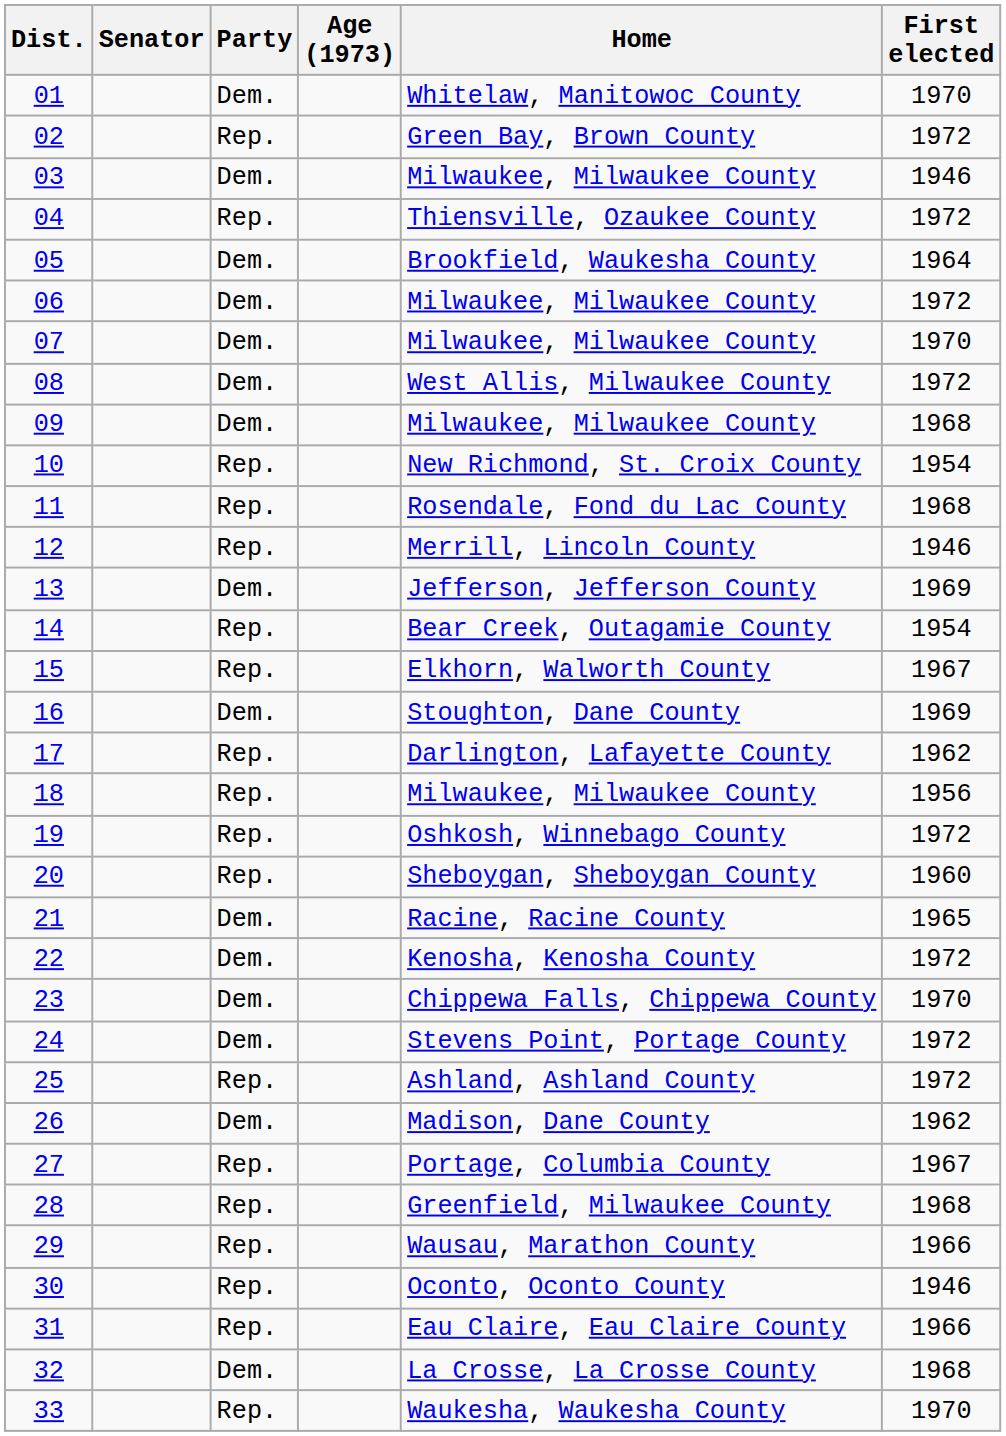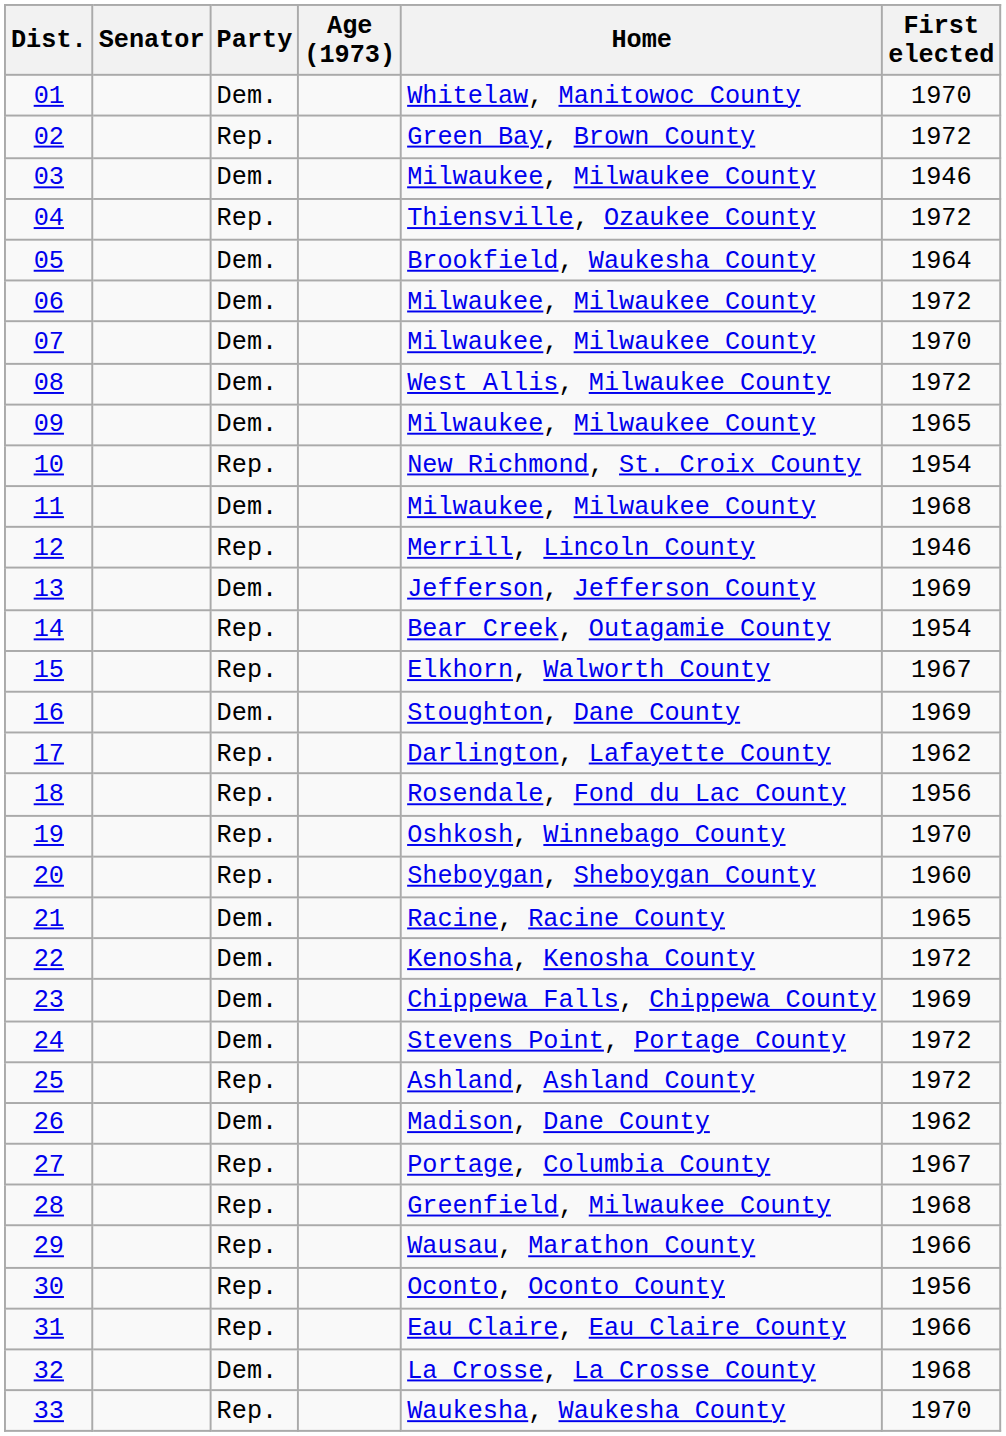(941, 425) 1968 -> (941, 425) 1965
(247, 507) Rep. -> (247, 507) Dem.
(627, 507) Rosendale, Fond du Lac County -> (611, 507) Milwaukee, Milwaukee County
(611, 794) Milwaukee, Milwaukee County -> (627, 794) Rosendale, Fond du Lac County
(941, 836) 1972 -> (941, 836) 1970
(941, 1000) 1970 -> (941, 1000) 1969
(941, 1288) 1946 -> (941, 1288) 1956
